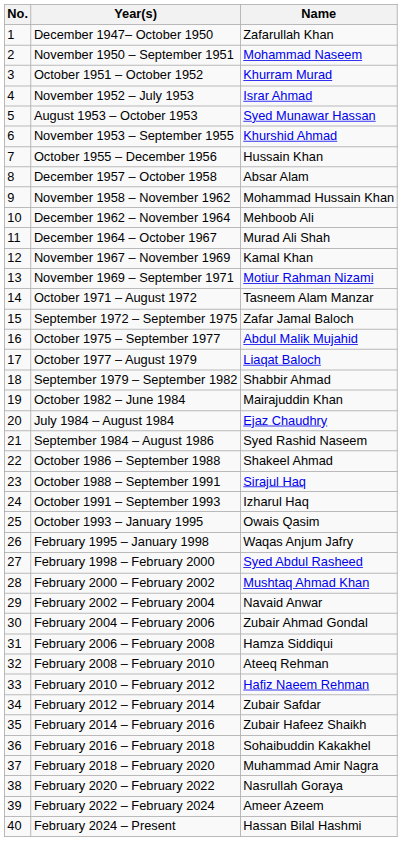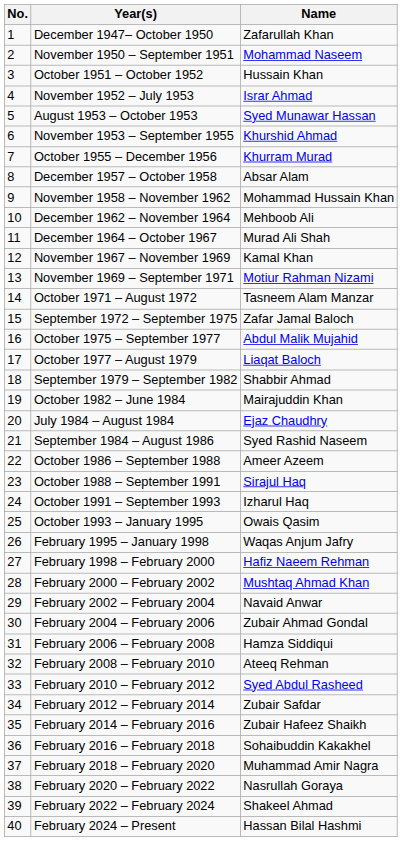(288, 75) Khurram Murad -> (283, 75) Hussain Khan
(283, 156) Hussain Khan -> (288, 156) Khurram Murad
(288, 461) Shakeel Ahmad -> (283, 461) Ameer Azeem
(303, 562) Syed Abdul Rasheed -> (306, 562) Hafiz Naeem Rehman
(306, 684) Hafiz Naeem Rehman -> (303, 684) Syed Abdul Rasheed
(283, 806) Ameer Azeem -> (288, 806) Shakeel Ahmad
